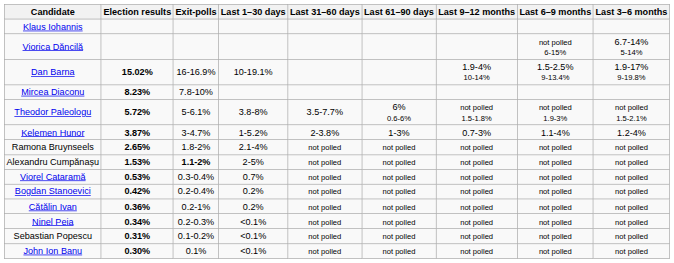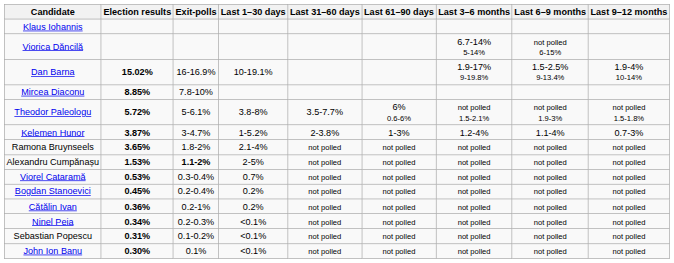columns swapped: (631, 12) <-> (477, 12)
(137, 92) 8.23% -> (137, 92) 8.85%
(137, 147) 2.65% -> (137, 147) 3.65%
(137, 192) 0.42% -> (137, 192) 0.45%
